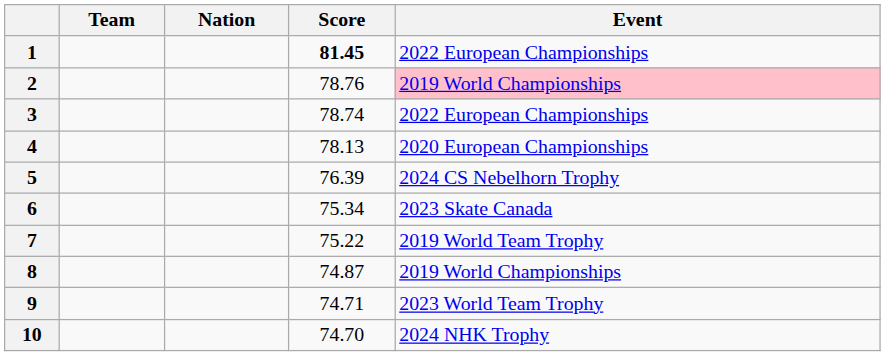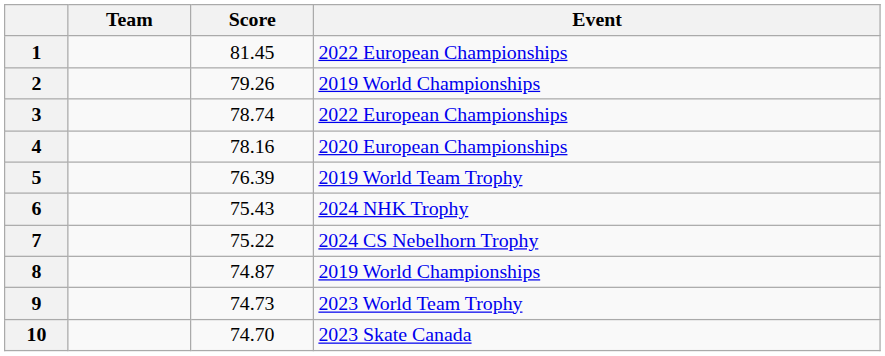- column: (227, 20)
(342, 51) bold -> (252, 51) normal
(342, 83) 78.76 -> (252, 83) 79.26
(510, 83) pink background -> (429, 83) no background
(342, 146) 78.13 -> (252, 146) 78.16
(509, 177) 2024 CS Nebelhorn Trophy -> (420, 177) 2019 World Team Trophy
(342, 209) 75.34 -> (252, 209) 75.43
(476, 209) 2023 Skate Canada -> (393, 209) 2024 NHK Trophy
(501, 240) 2019 World Team Trophy -> (428, 240) 2024 CS Nebelhorn Trophy
(342, 303) 74.71 -> (252, 303) 74.73
(474, 334) 2024 NHK Trophy -> (395, 334) 2023 Skate Canada
